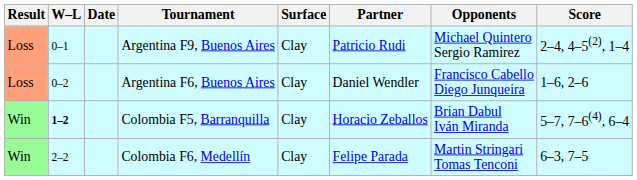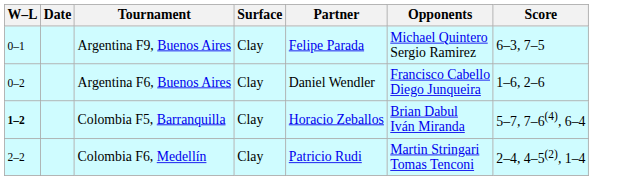- column: (26, 15)
(369, 44) Patricio Rudi -> (326, 44) Felipe Parada
(585, 44) 2–4, 4–5(2), 1–4 -> (520, 44) 6–3, 7–5
(370, 156) Felipe Parada -> (325, 156) Patricio Rudi
(564, 156) 6–3, 7–5 -> (541, 156) 2–4, 4–5(2), 1–4
